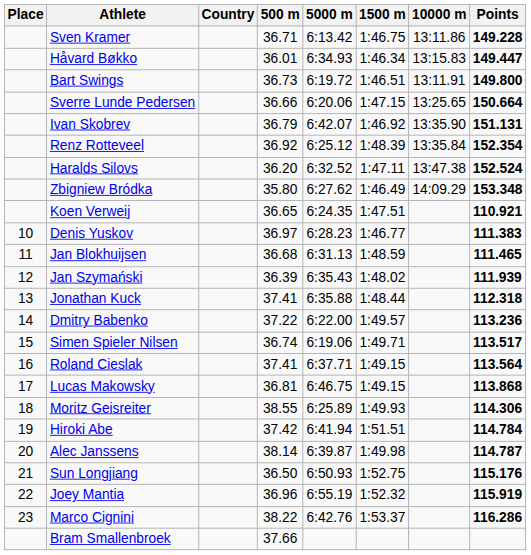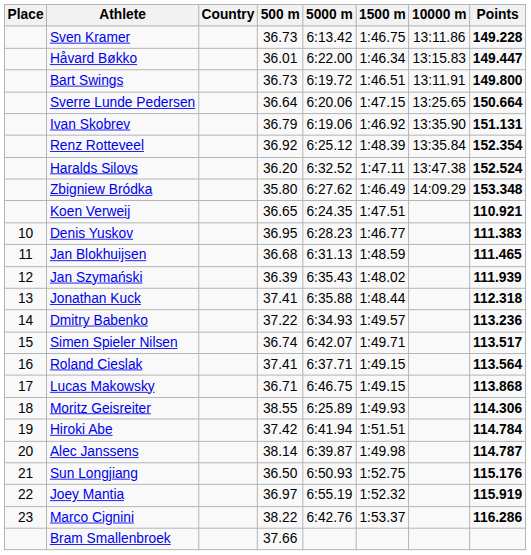(280, 37) 36.71 -> (280, 37) 36.73
(329, 59) 6:34.93 -> (329, 59) 6:22.00
(280, 102) 36.66 -> (280, 102) 36.64
(329, 124) 6:42.07 -> (329, 124) 6:19.06
(280, 233) 36.97 -> (280, 233) 36.95
(329, 320) 6:22.00 -> (329, 320) 6:34.93
(329, 342) 6:19.06 -> (329, 342) 6:42.07
(280, 386) 36.81 -> (280, 386) 36.71
(280, 495) 36.96 -> (280, 495) 36.97
